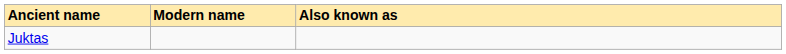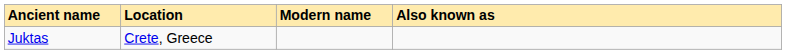+ column: (154, 15)
